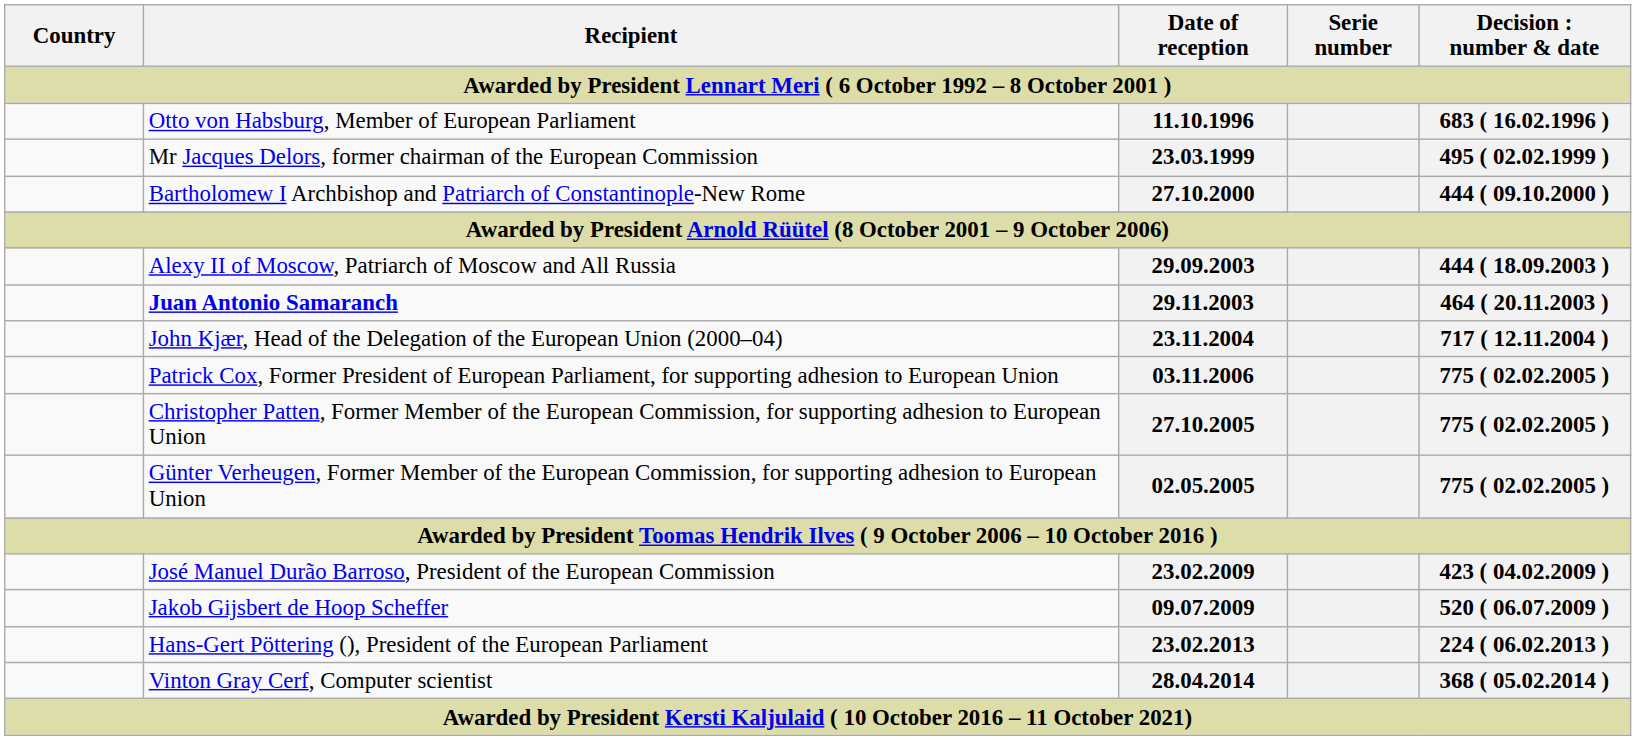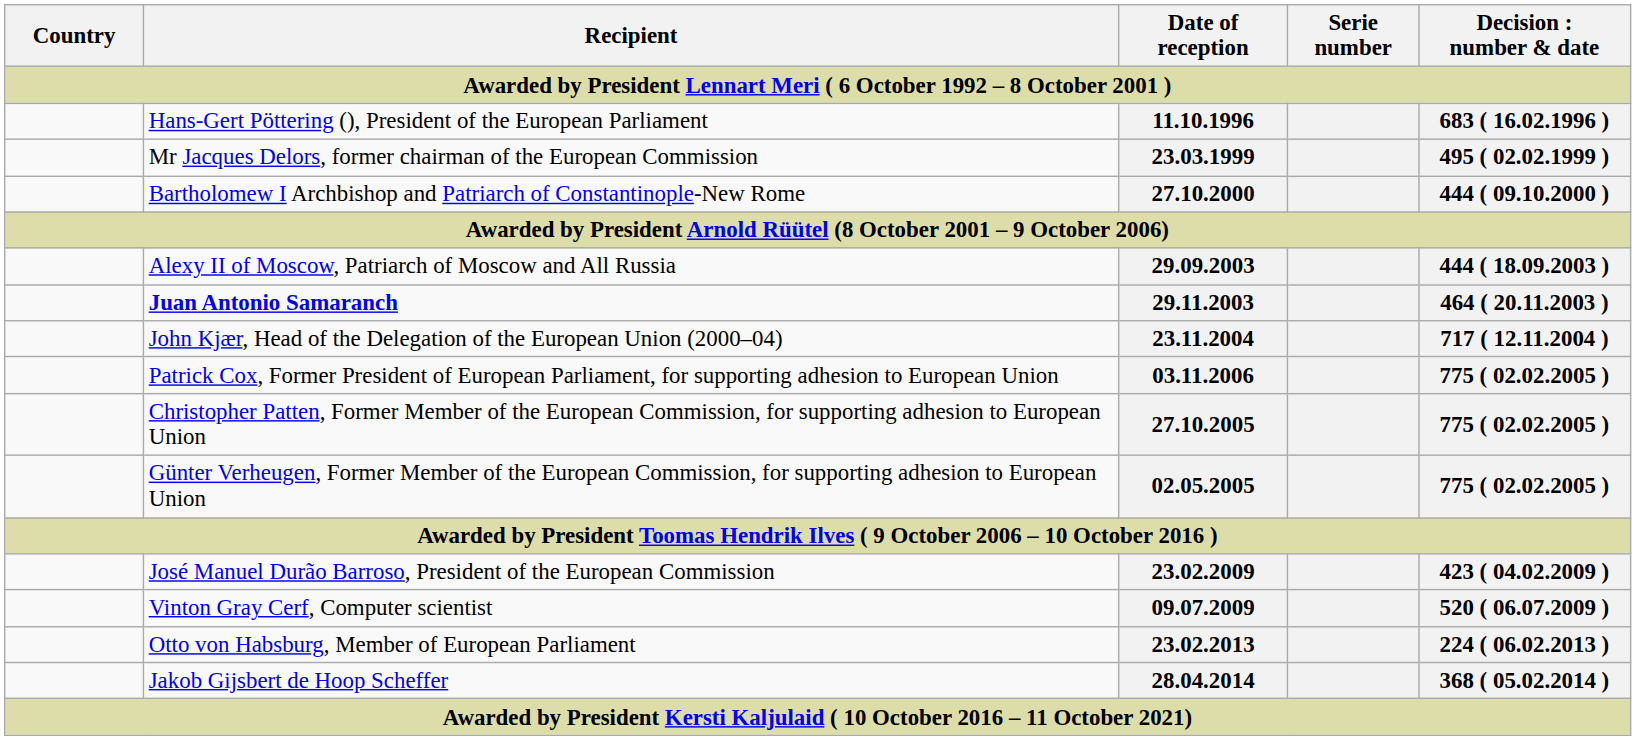(392, 120) Otto von Habsburg, Member of European Parliament -> (428, 120) Hans-Gert Pöttering (), President of the European Parliament
(298, 607) Jakob Gijsbert de Hoop Scheffer -> (321, 607) Vinton Gray Cerf, Computer scientist
(428, 644) Hans-Gert Pöttering (), President of the European Parliament -> (392, 644) Otto von Habsburg, Member of European Parliament
(321, 680) Vinton Gray Cerf, Computer scientist -> (298, 680) Jakob Gijsbert de Hoop Scheffer
